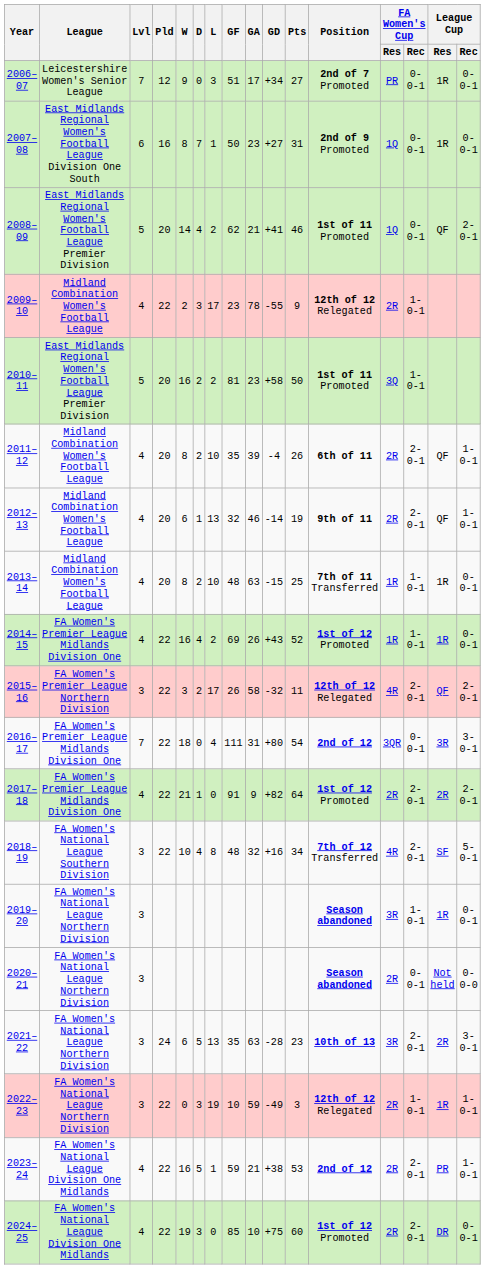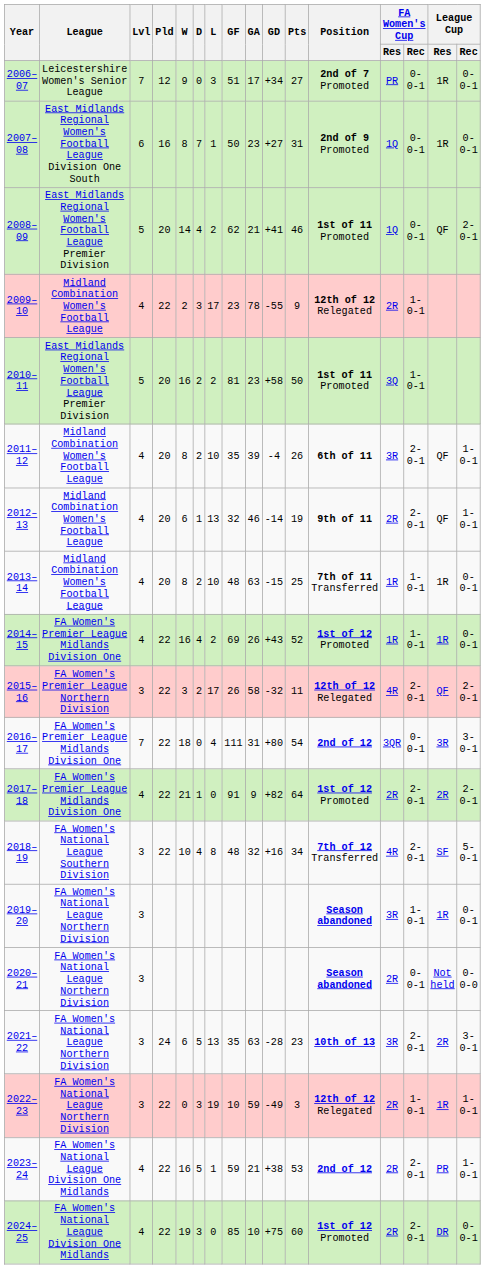(392, 456) 2R -> (392, 456) 3R
